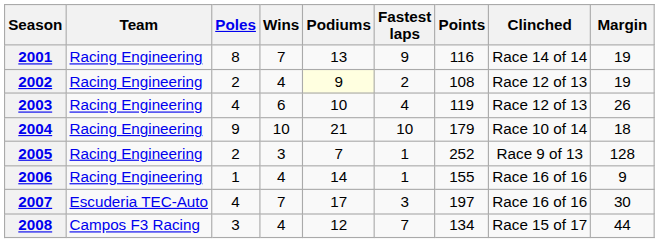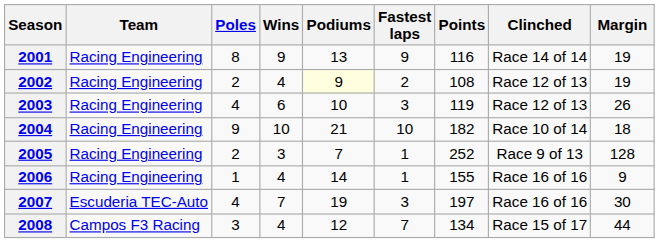(281, 57) 7 -> (281, 57) 9
(405, 105) 4 -> (405, 105) 3
(462, 129) 179 -> (462, 129) 182
(339, 201) 17 -> (339, 201) 19
